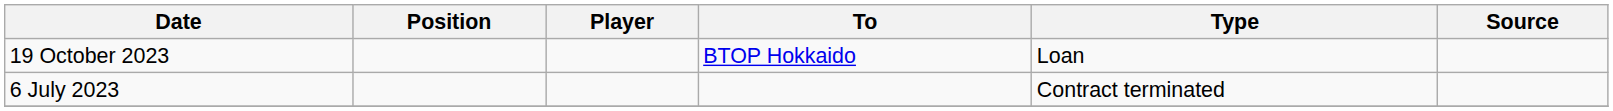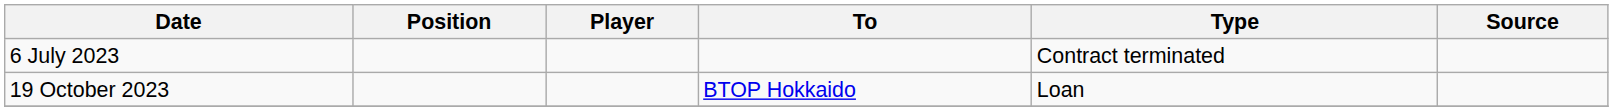rows swapped: (64, 90) <-> (89, 56)
